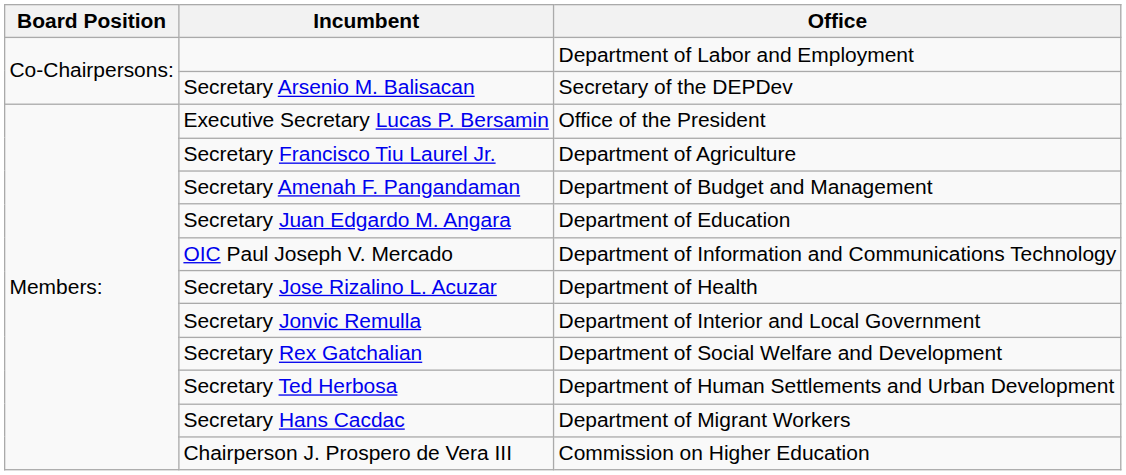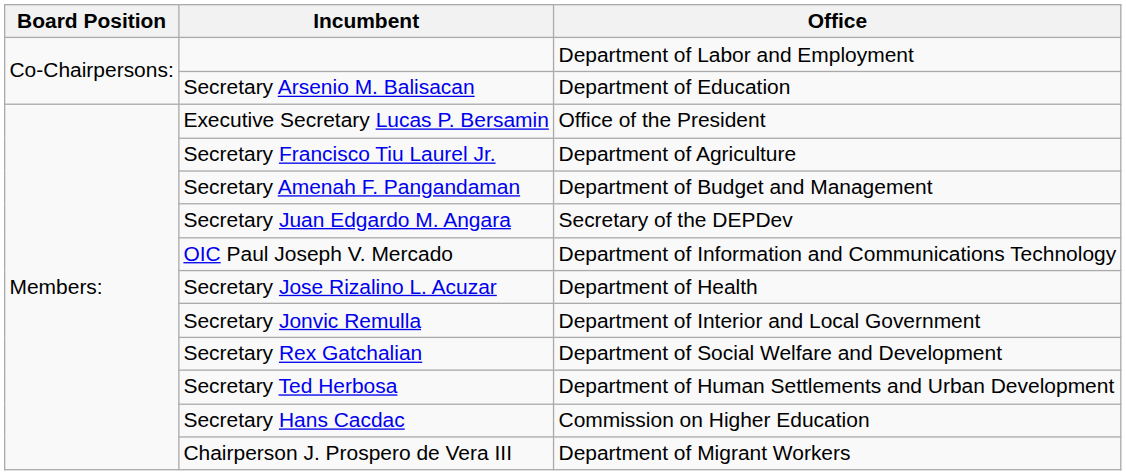(676, 87) Secretary of the DEPDev -> (674, 87) Department of Education
(674, 220) Department of Education -> (676, 220) Secretary of the DEPDev
(704, 420) Department of Migrant Workers -> (714, 420) Commission on Higher Education
(714, 453) Commission on Higher Education -> (704, 453) Department of Migrant Workers
